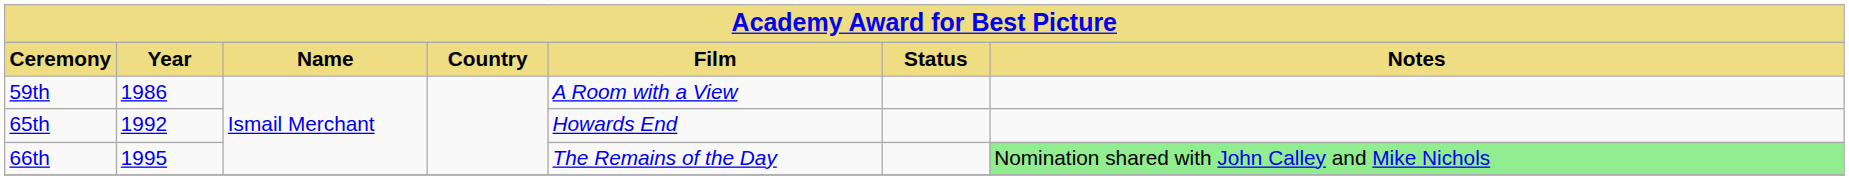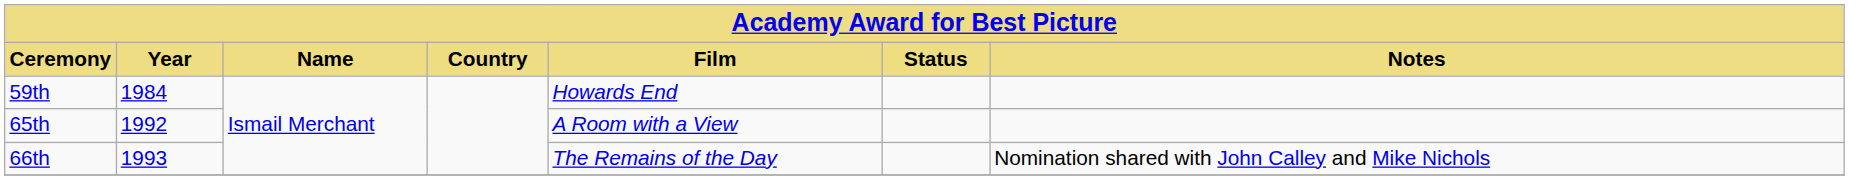(144, 92) 1986 -> (144, 92) 1984
(645, 92) A Room with a View -> (615, 92) Howards End
(615, 125) Howards End -> (645, 125) A Room with a View
(144, 158) 1995 -> (144, 158) 1993
(1242, 158) lightgreen background -> (1242, 158) no background
